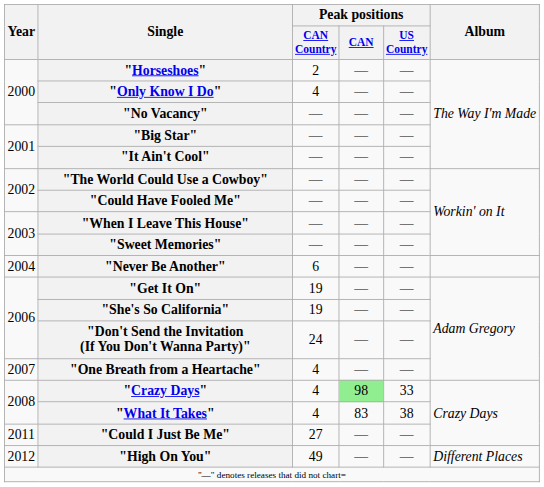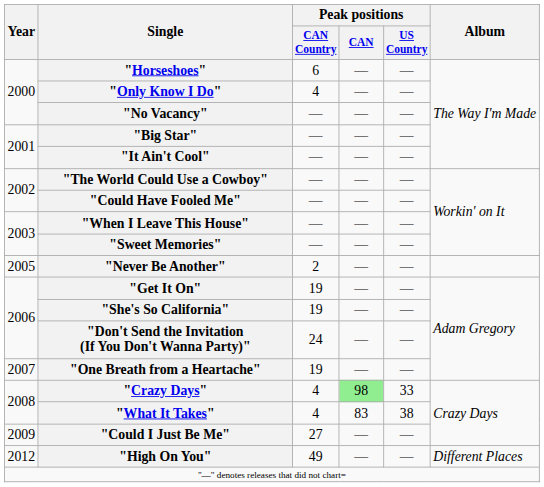(316, 70) 2 -> (316, 70) 6
(21, 266) 2004 -> (21, 266) 2005
(316, 266) 6 -> (316, 266) 2
(316, 369) 4 -> (316, 369) 19
(21, 434) 2011 -> (21, 434) 2009
